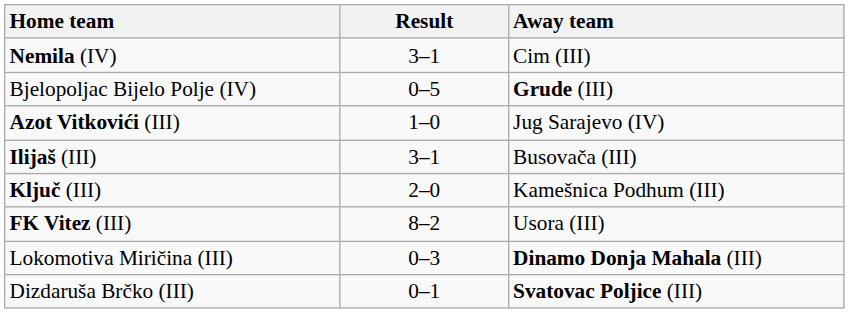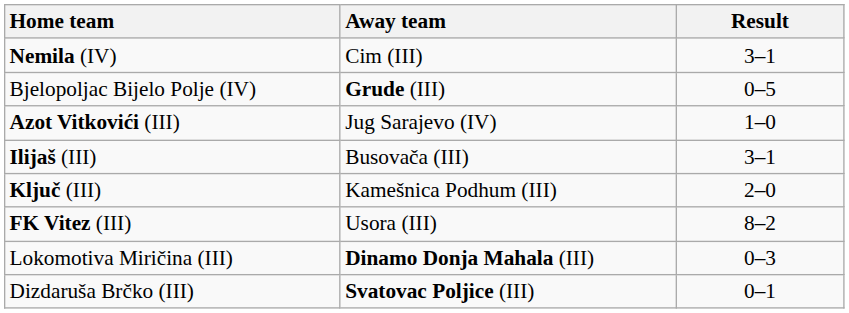columns swapped: (563, 21) <-> (424, 21)
